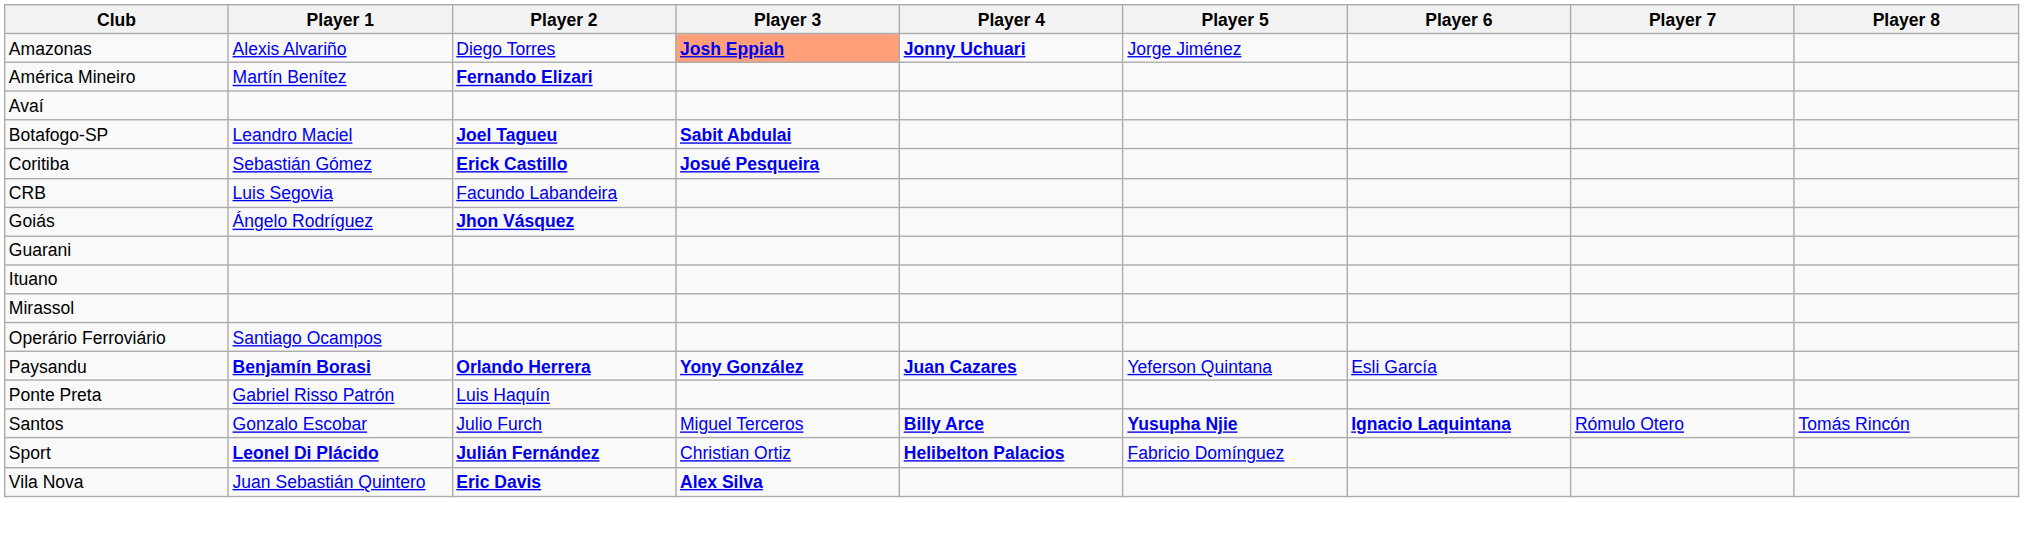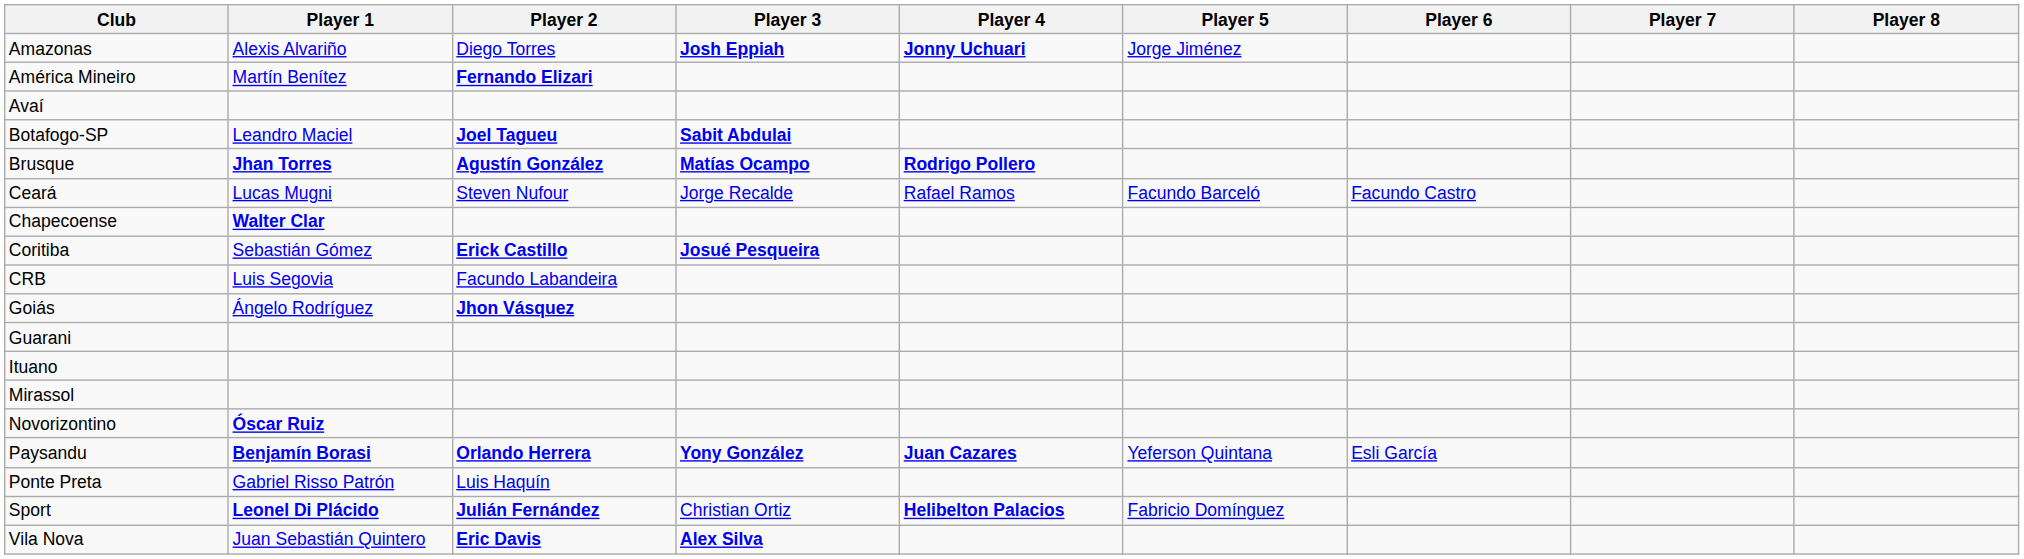(732, 48) lightsalmon background -> (732, 48) no background
+ row: (42, 163)
+ row: (33, 192)
+ row: (63, 221)
+ row: (62, 424)
- row: (87, 337)
- row: (36, 424)
